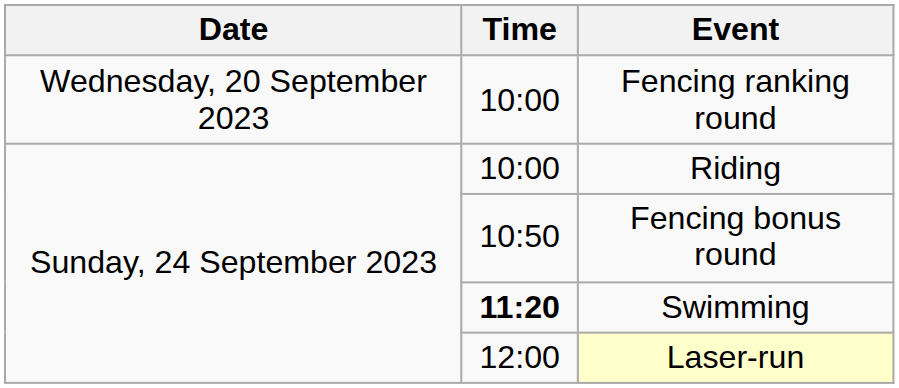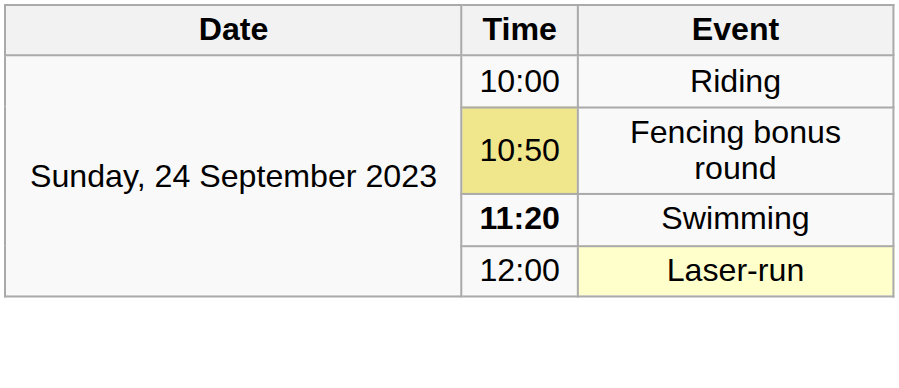- row: (736, 99)
(520, 237) no background -> (520, 150) khaki background
